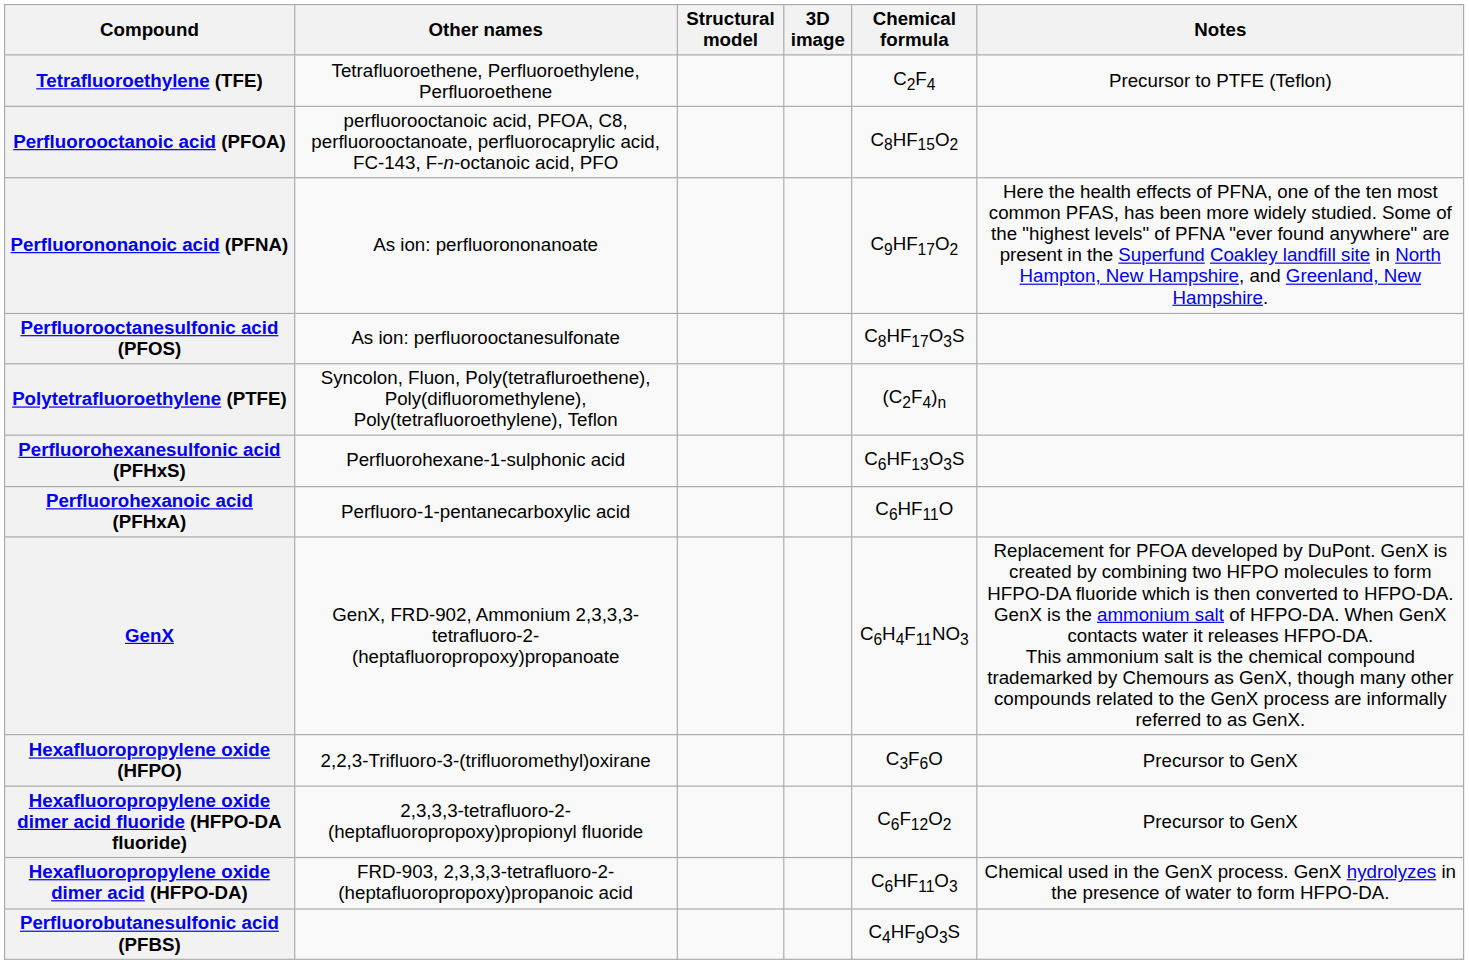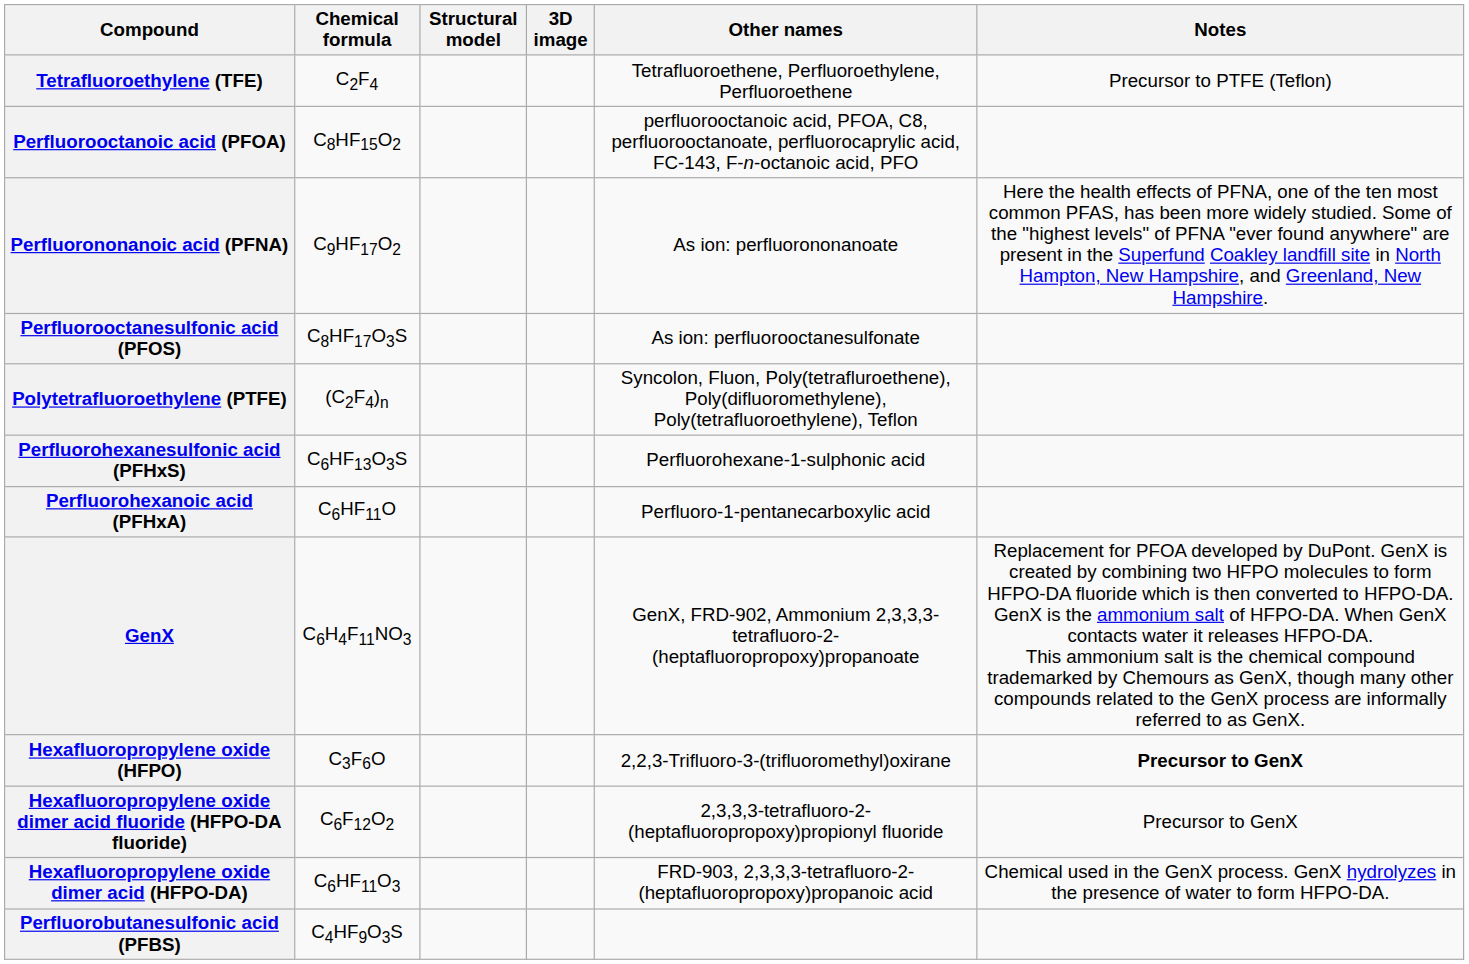columns swapped: (914, 29) <-> (486, 29)
(1220, 760) normal -> (1220, 760) bold
